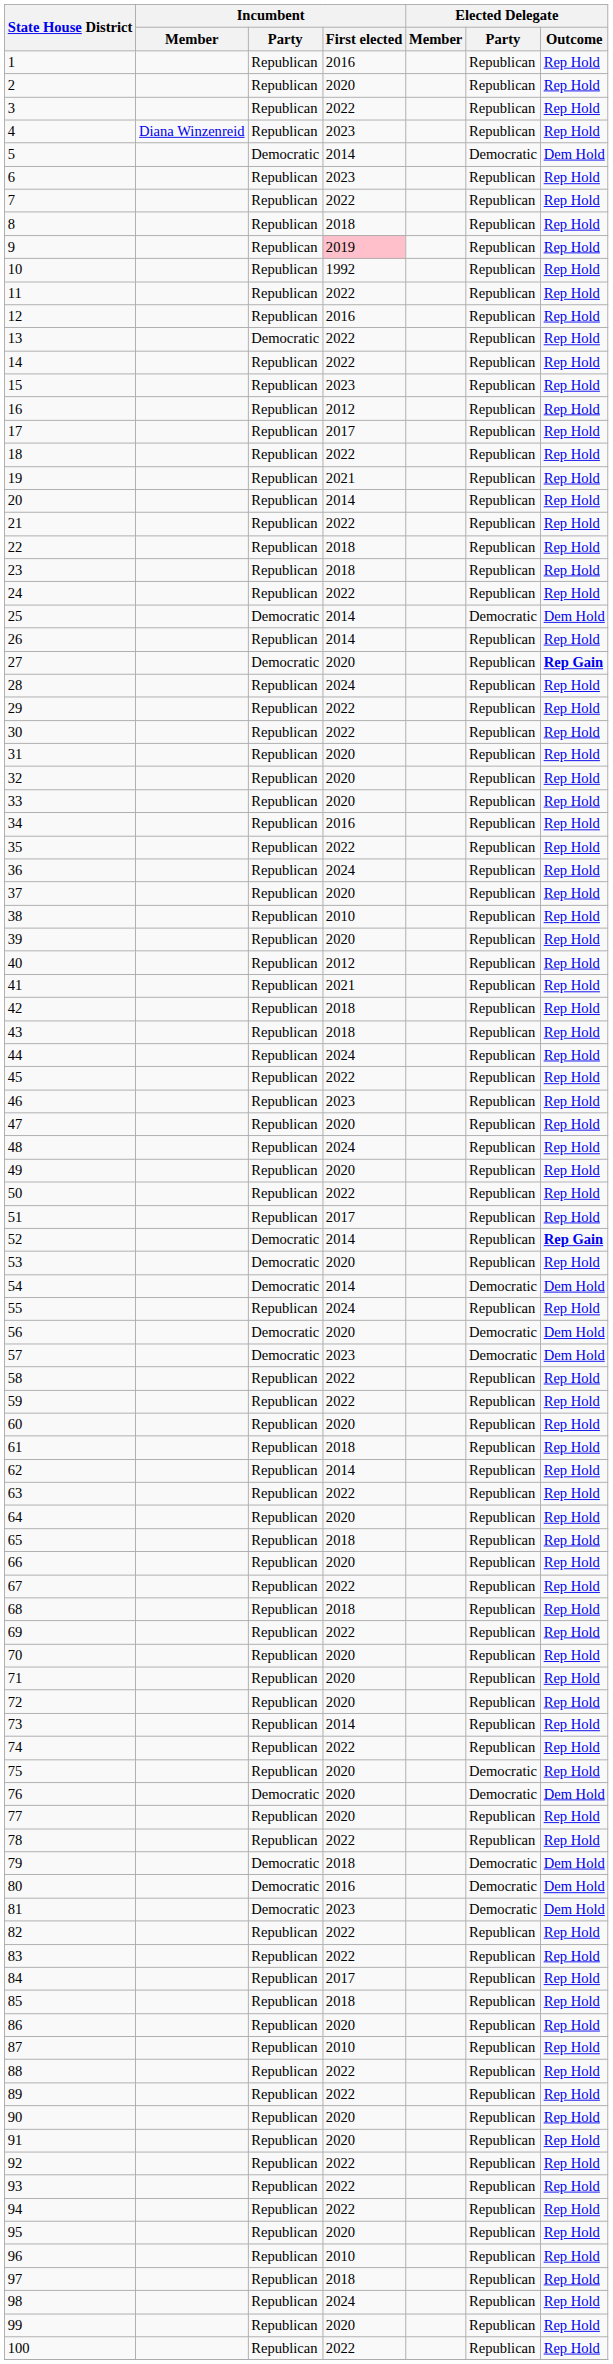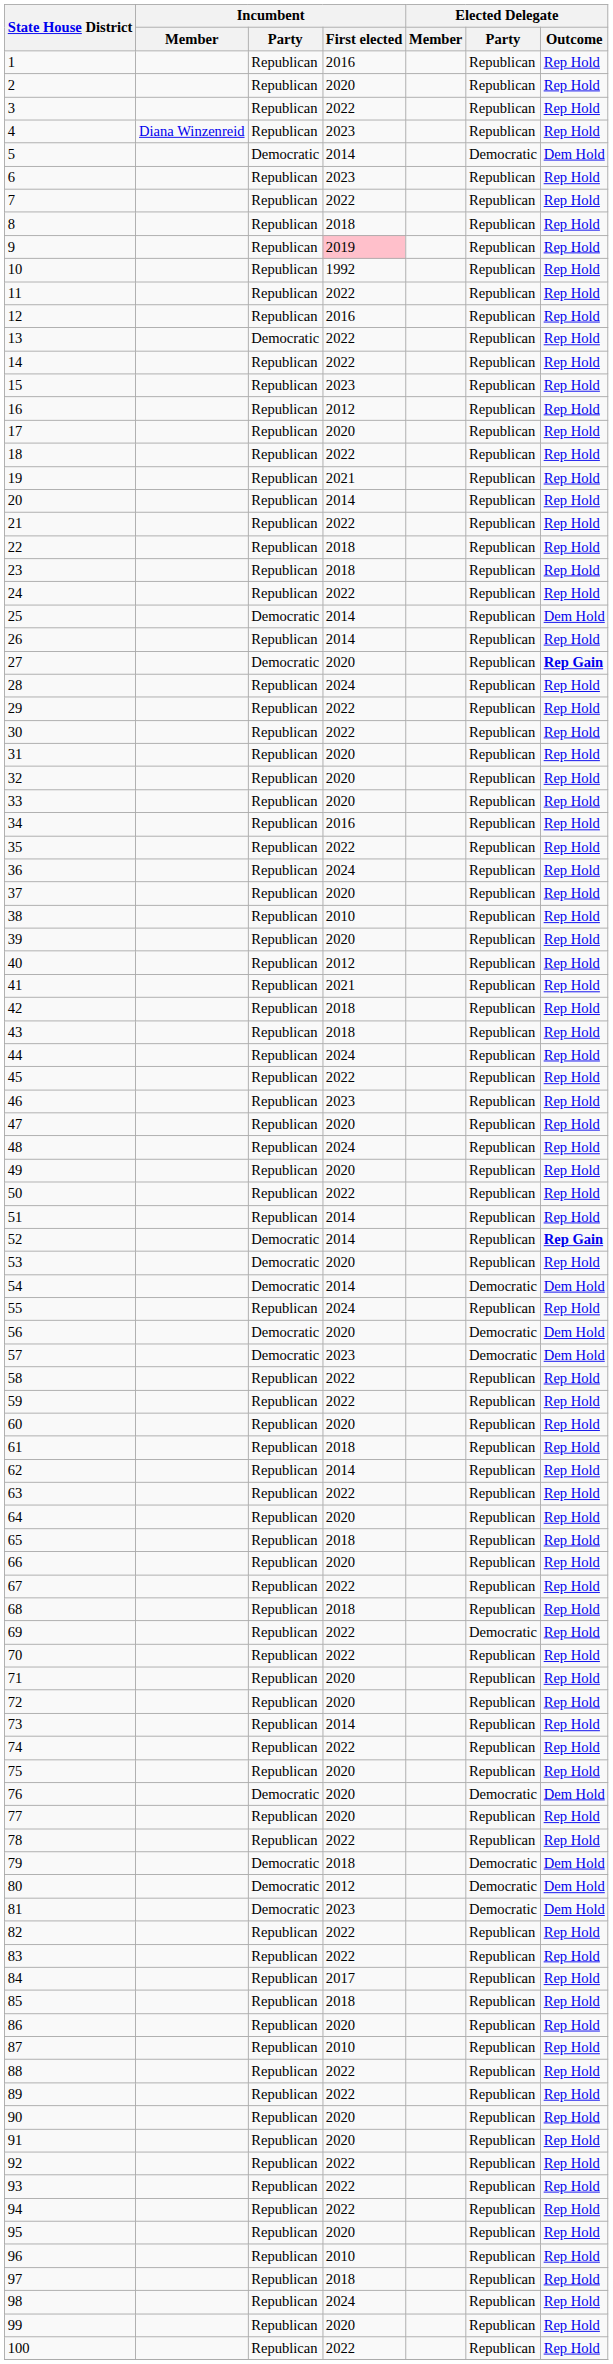(340, 431) 2017 -> (340, 431) 2020
(503, 616) Democratic -> (502, 616) Republican
(340, 1216) 2017 -> (340, 1216) 2014
(502, 1632) Republican -> (503, 1632) Democratic
(340, 1655) 2020 -> (340, 1655) 2022
(503, 1770) Democratic -> (502, 1770) Republican
(340, 1886) 2016 -> (340, 1886) 2012
